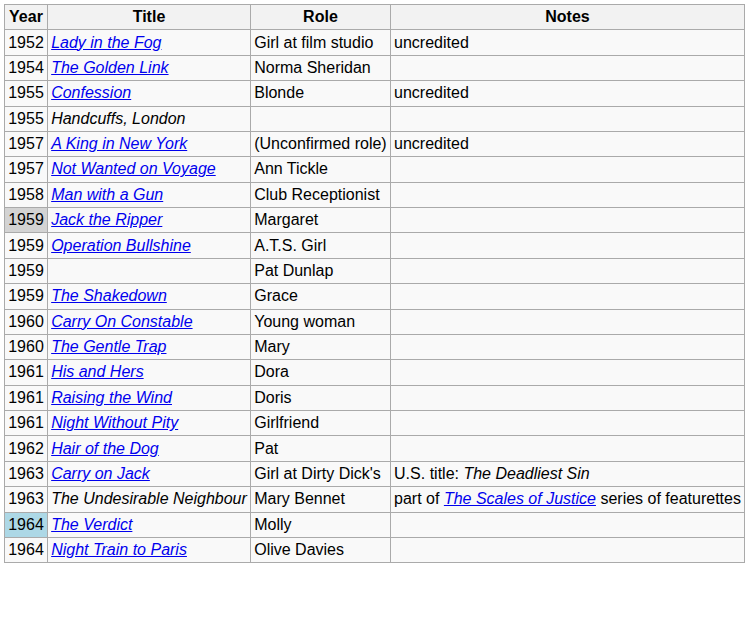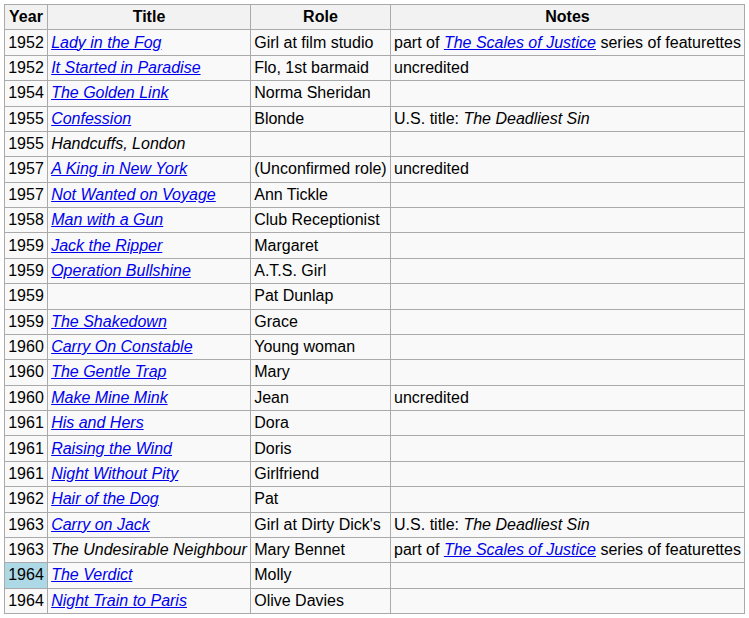(431, 42) uncredited -> (567, 42) part of The Scales of Justice series of featurettes
+ row: (126, 67)
(431, 93) uncredited -> (492, 118) U.S. title: The Deadliest Sin
(26, 220) lightgrey background -> (26, 245) no background
+ row: (109, 397)
